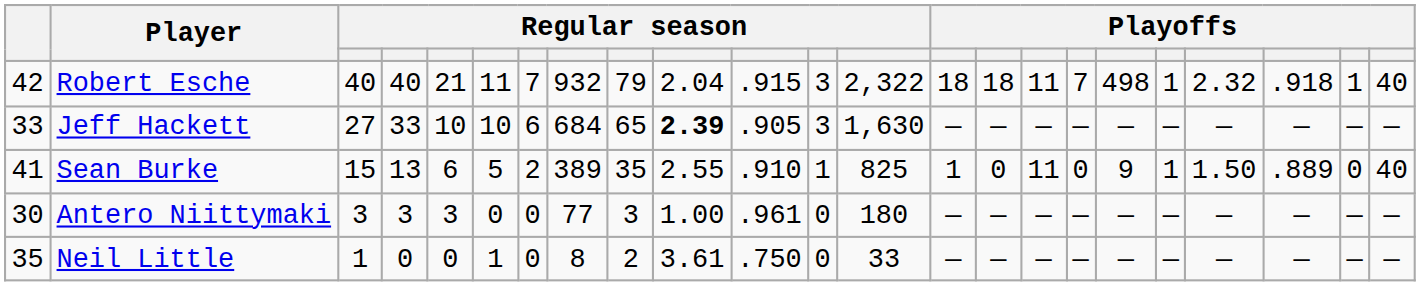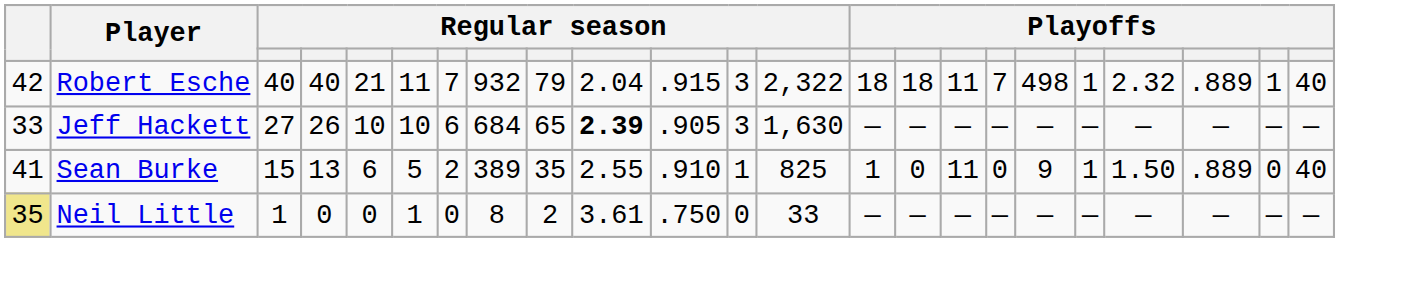(1301, 84) .918 -> (1221, 84) .889
(405, 127) 33 -> (324, 127) 26
- row: (194, 215)
(28, 259) no background -> (28, 215) khaki background
